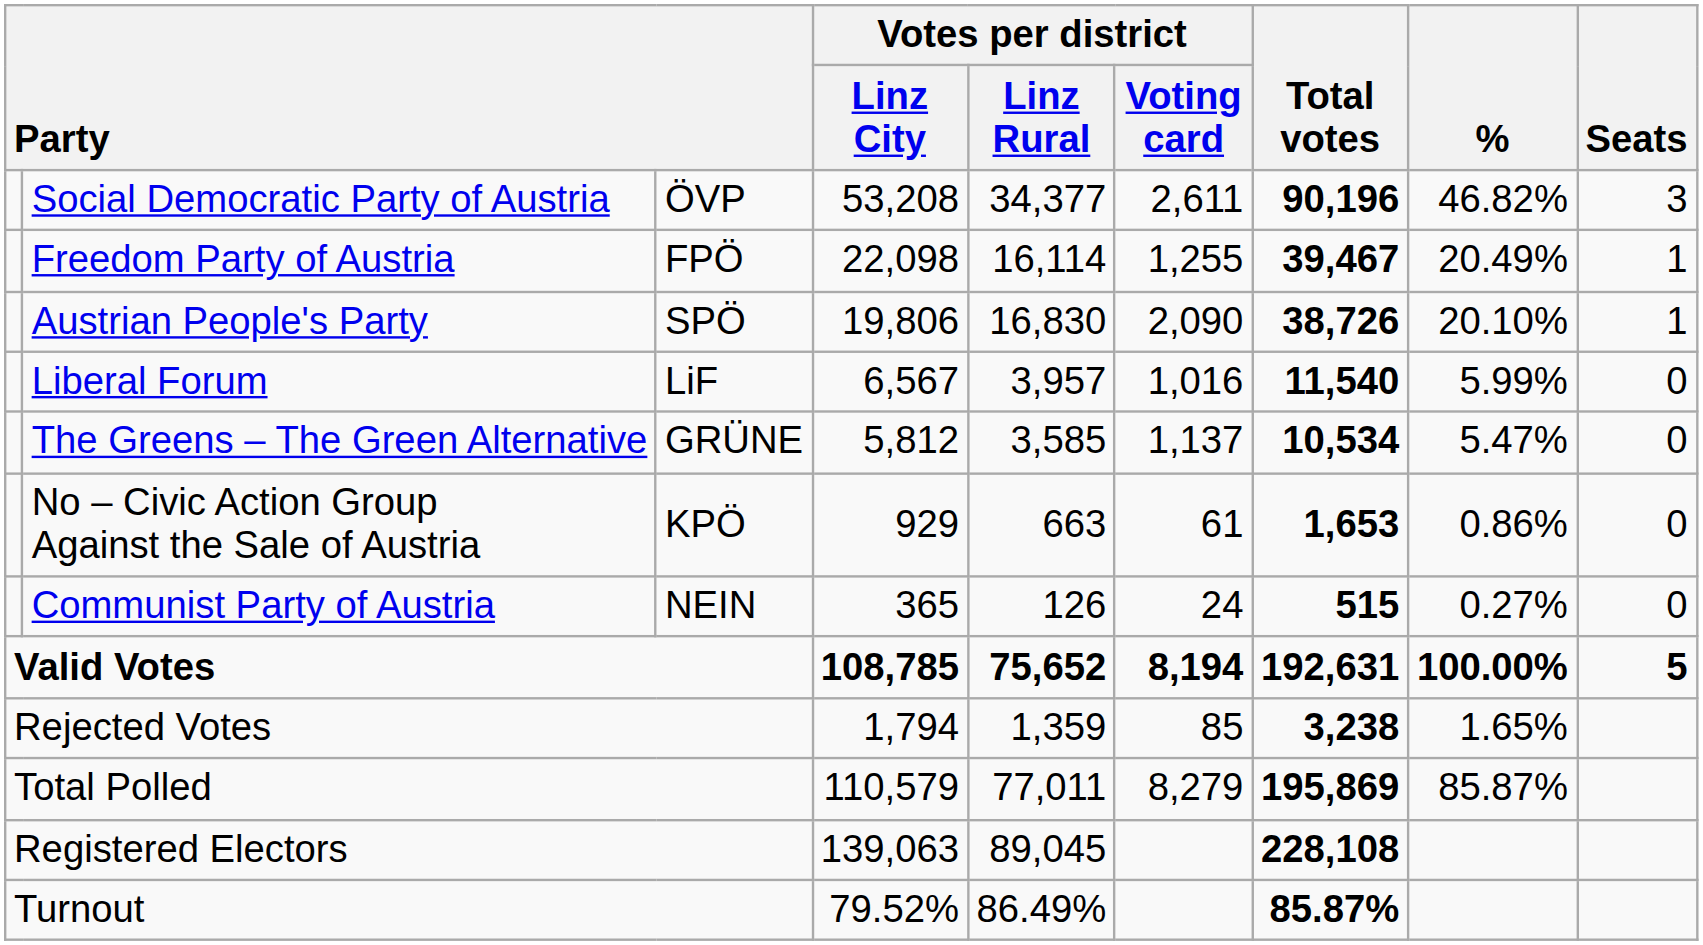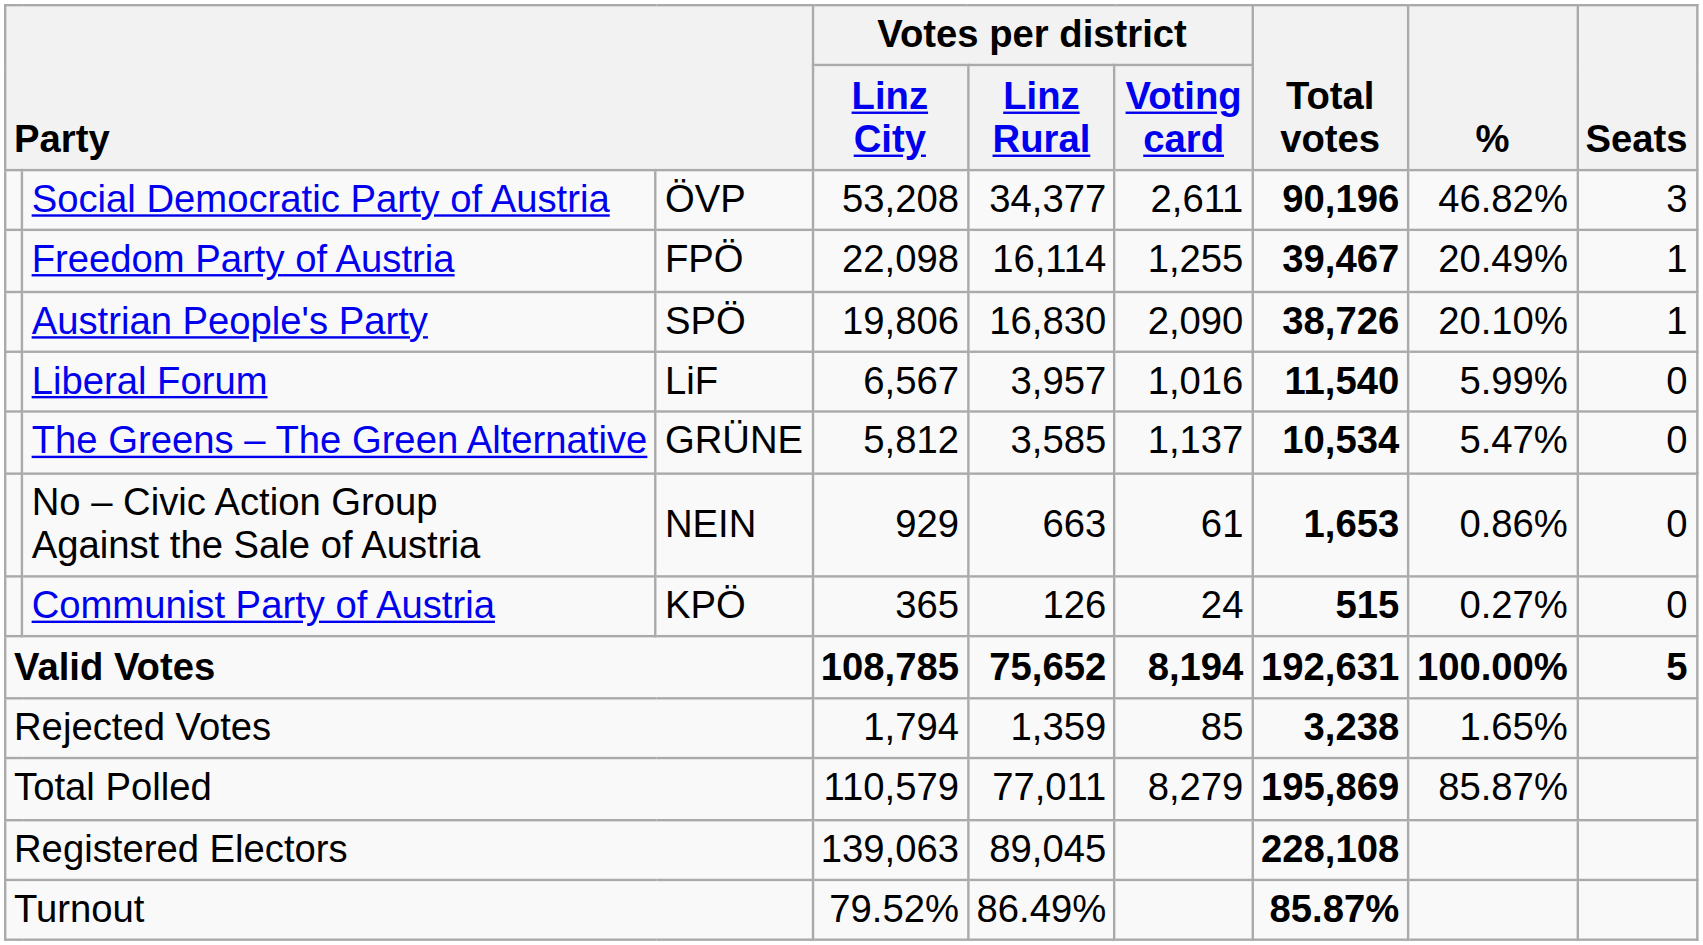(705, 523) KPÖ -> (711, 523) NEIN
(711, 606) NEIN -> (705, 606) KPÖ
